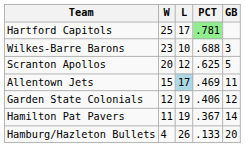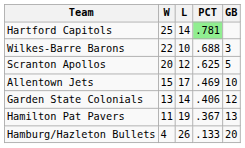(184, 30) 17 -> (184, 30) 14
(167, 47) 23 -> (167, 47) 22
(184, 82) lightblue background -> (184, 82) no background
(231, 82) 11 -> (231, 82) 10
(167, 99) 12 -> (167, 99) 13
(184, 99) 19 -> (184, 99) 14
(231, 117) 14 -> (231, 117) 13
